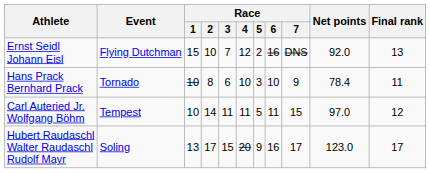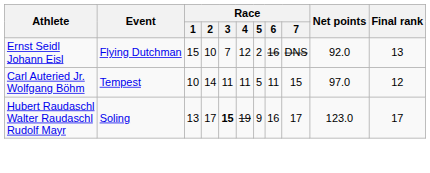- row: (45, 83)
(228, 148) normal -> (228, 118) bold
(245, 148) 20 -> (245, 118) 19
